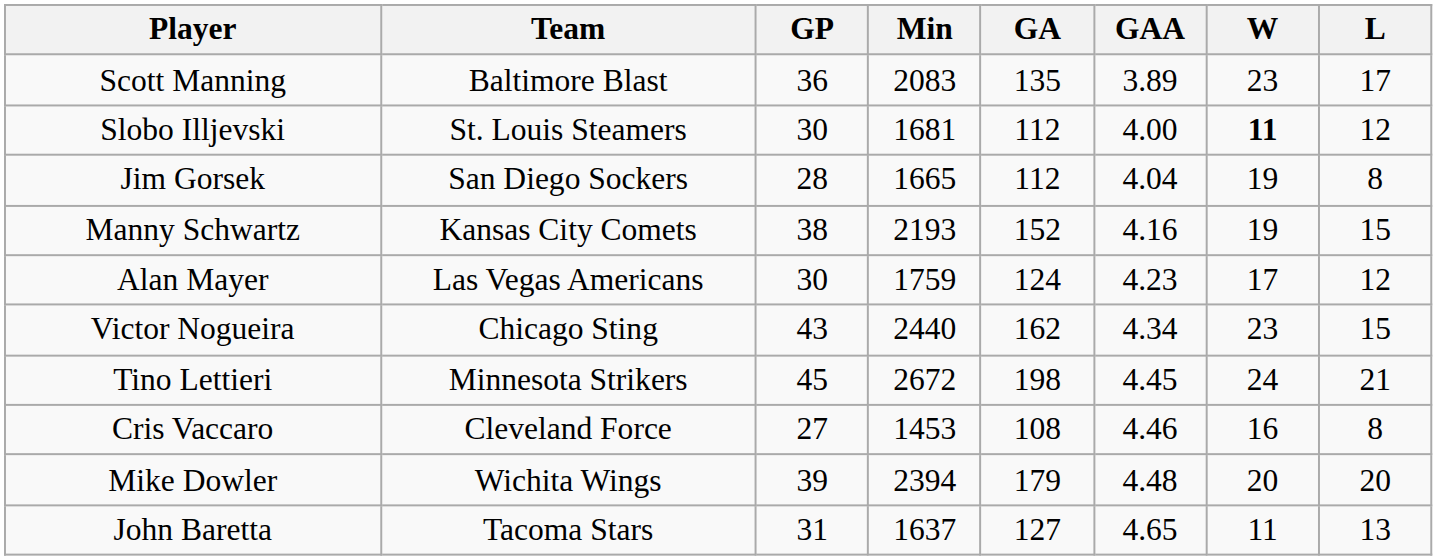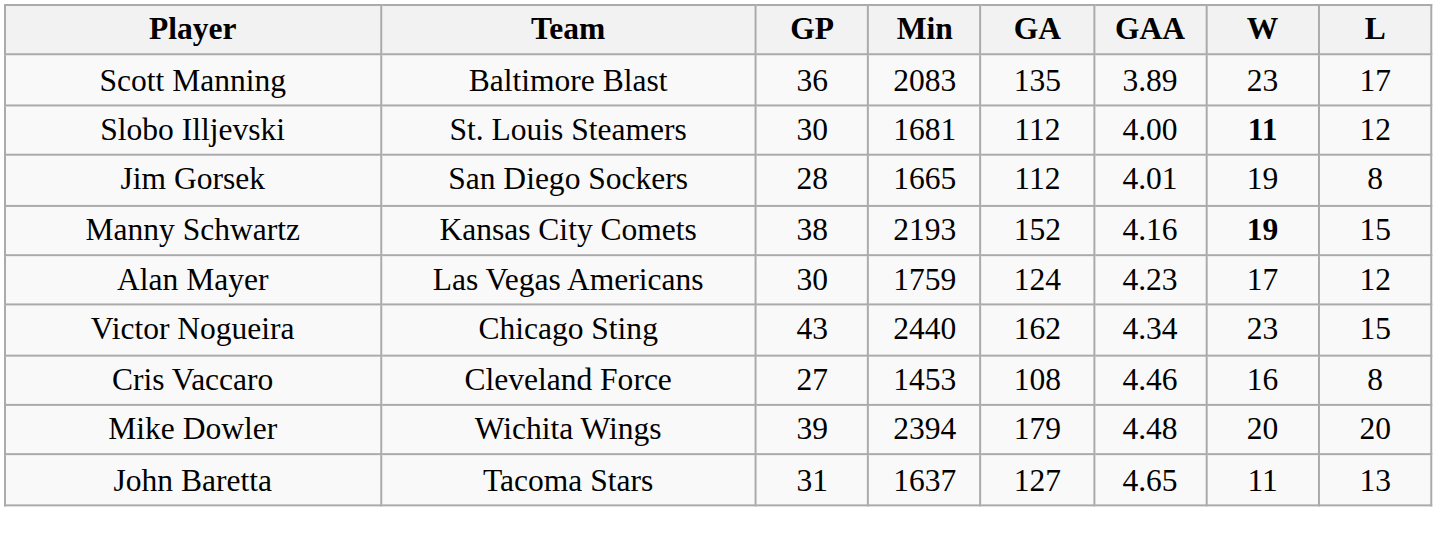(1150, 179) 4.04 -> (1150, 179) 4.01
(1263, 229) normal -> (1263, 229) bold
- row: (193, 379)
